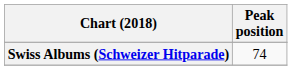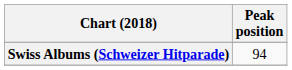(260, 53) 74 -> (260, 53) 94
